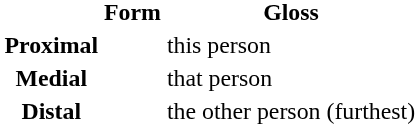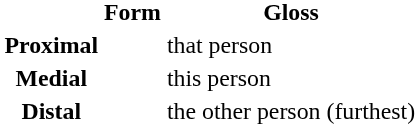(219, 45) this person -> (220, 45) that person
(220, 78) that person -> (219, 78) this person
